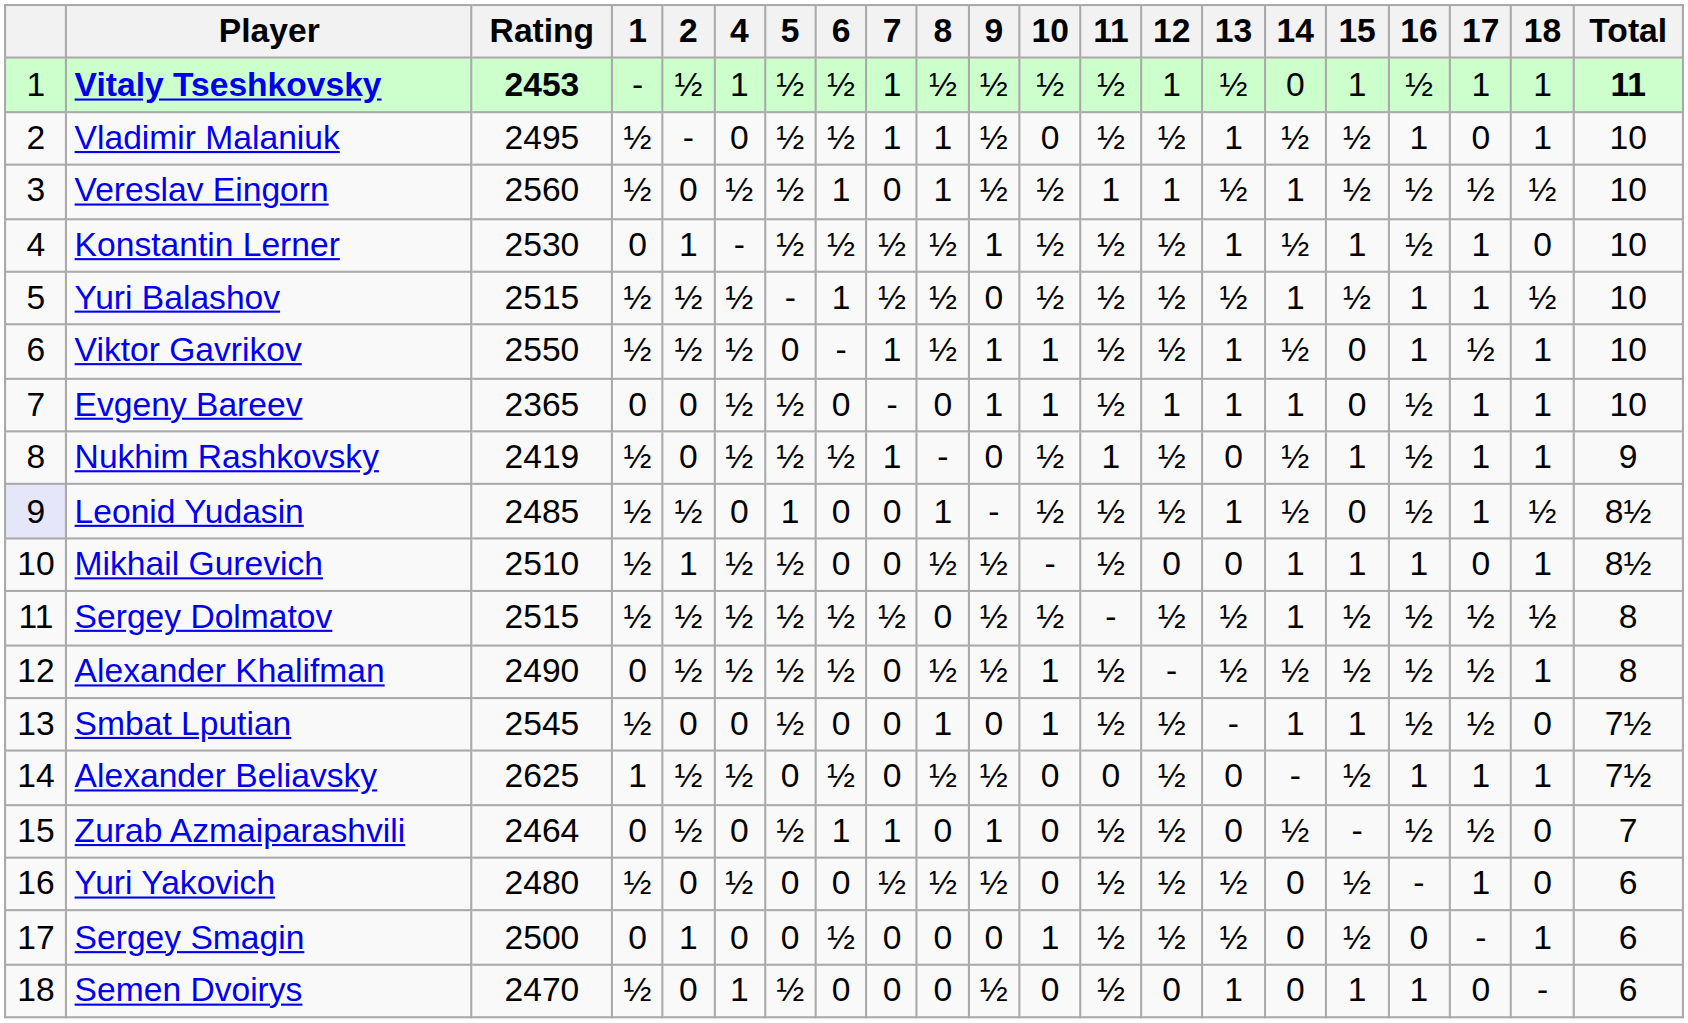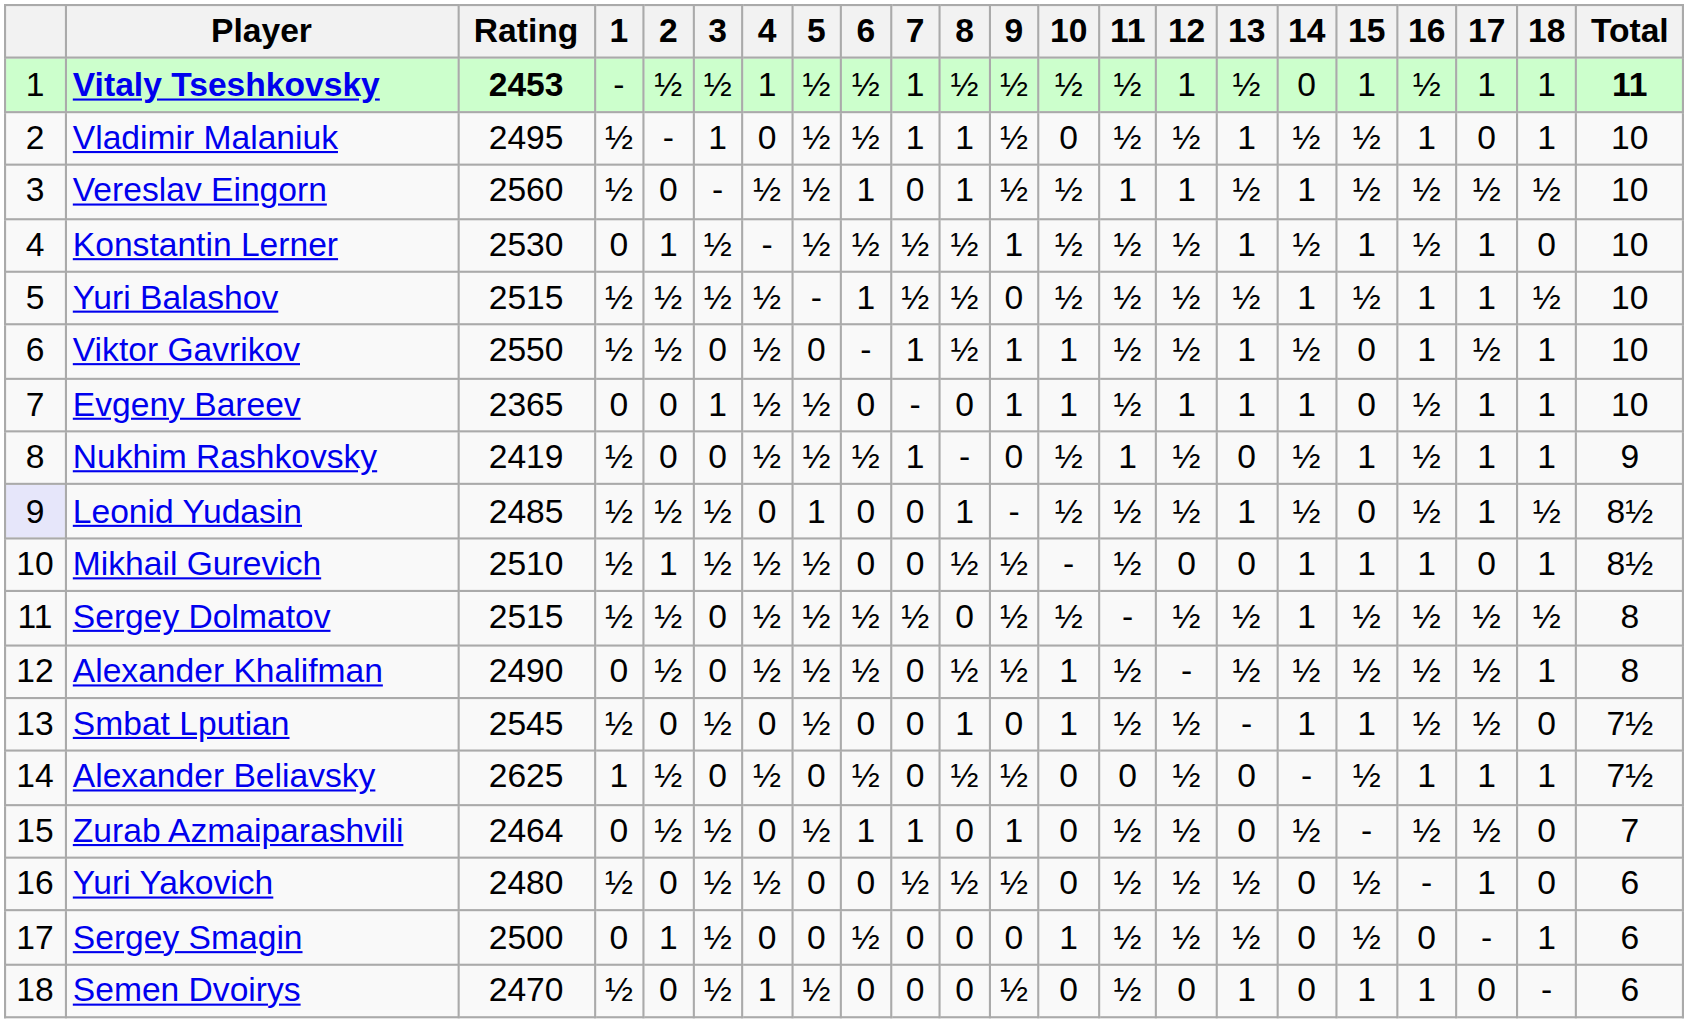+ column: (718, 31)
